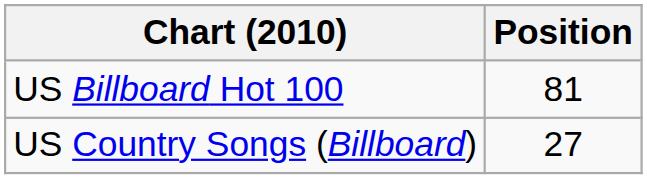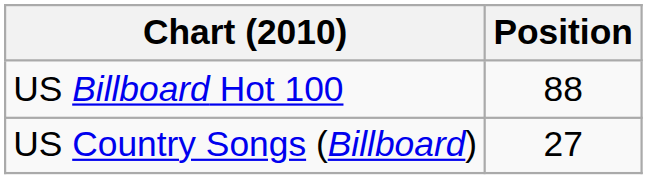(563, 88) 81 -> (563, 88) 88
